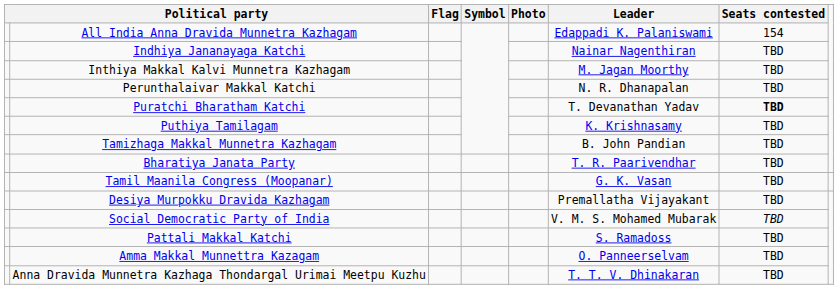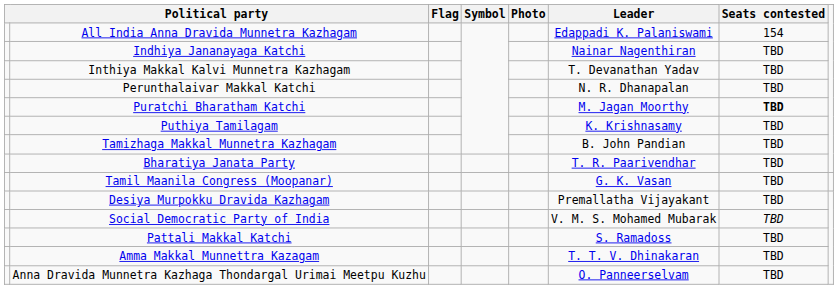(634, 70) M. Jagan Moorthy -> (634, 70) T. Devanathan Yadav
(634, 107) T. Devanathan Yadav -> (634, 107) M. Jagan Moorthy
(634, 256) O. Panneerselvam -> (634, 256) T. T. V. Dhinakaran
(634, 275) T. T. V. Dhinakaran -> (634, 275) O. Panneerselvam
